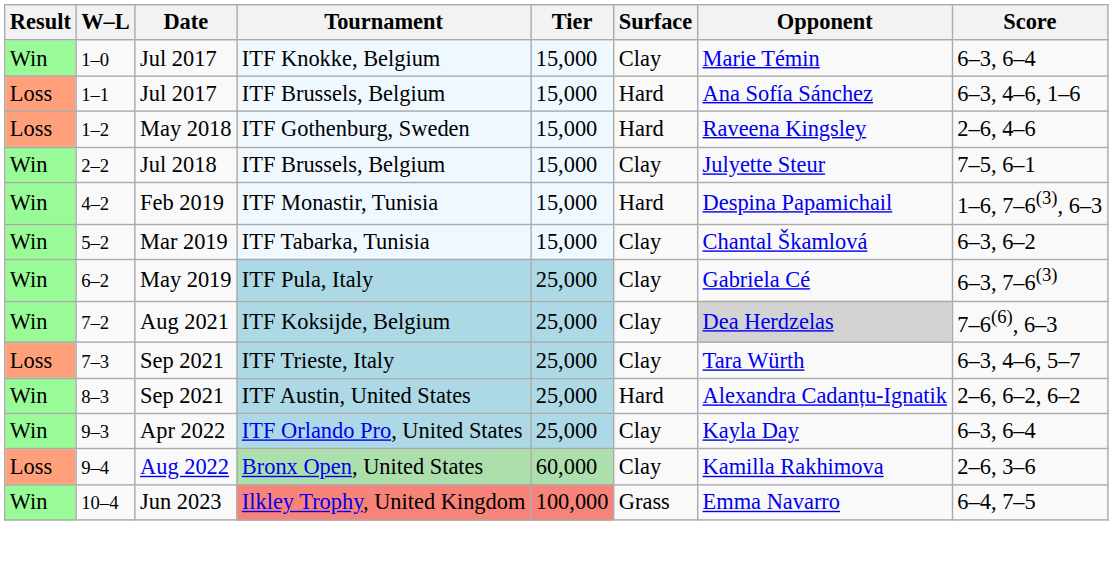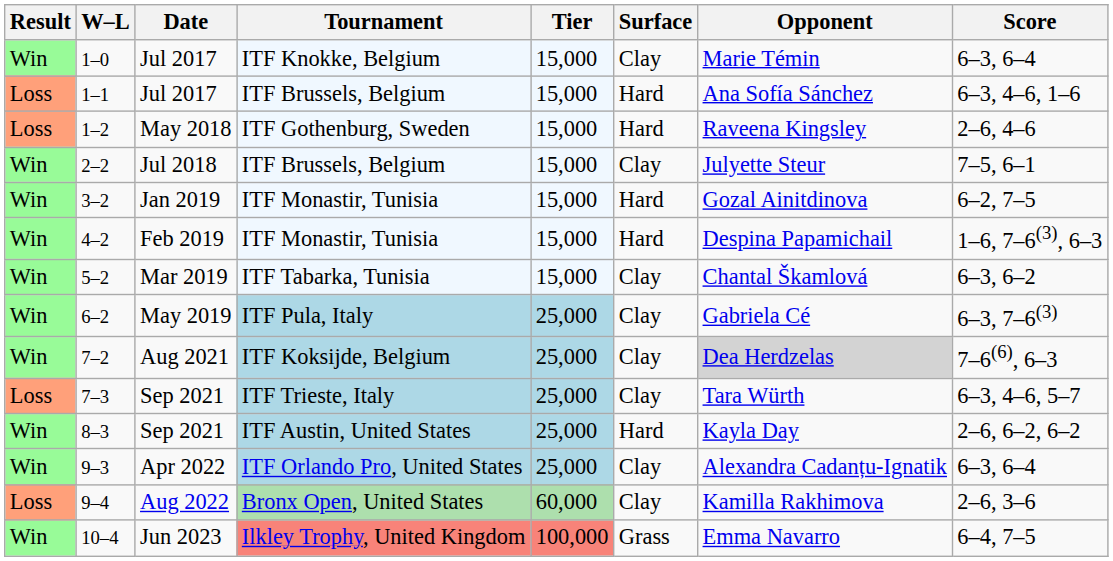+ row: (95, 201)
(825, 395) Alexandra Cadanțu-Ignatik -> (751, 431) Kayla Day
(751, 431) Kayla Day -> (825, 466) Alexandra Cadanțu-Ignatik
